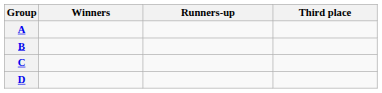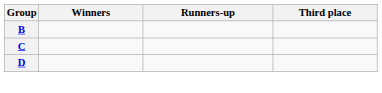- row: (22, 29)
